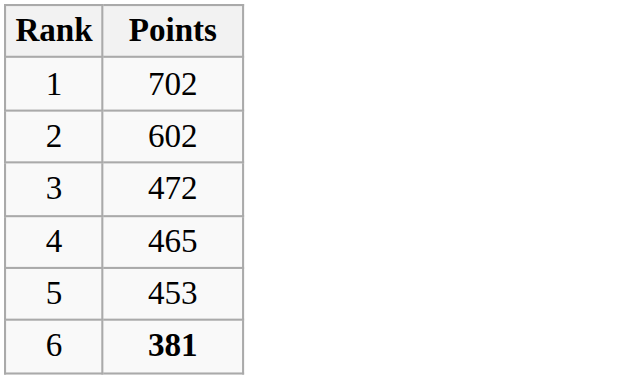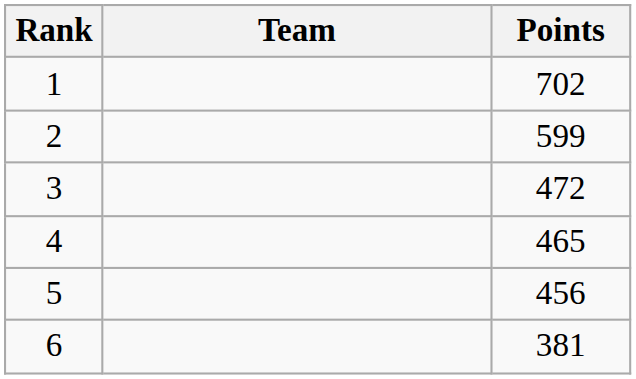+ column: (297, 30)
(173, 135) 602 -> (561, 135) 599
(173, 293) 453 -> (561, 293) 456
(173, 345) bold -> (561, 345) normal
